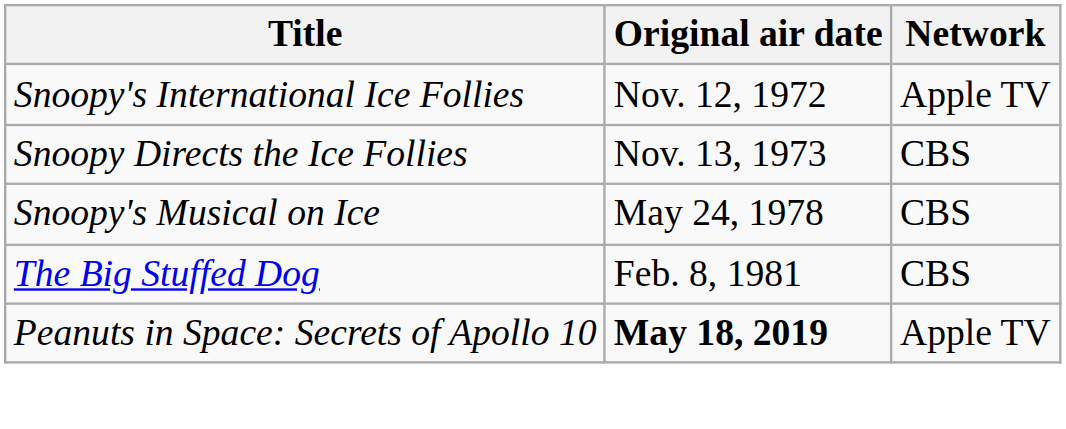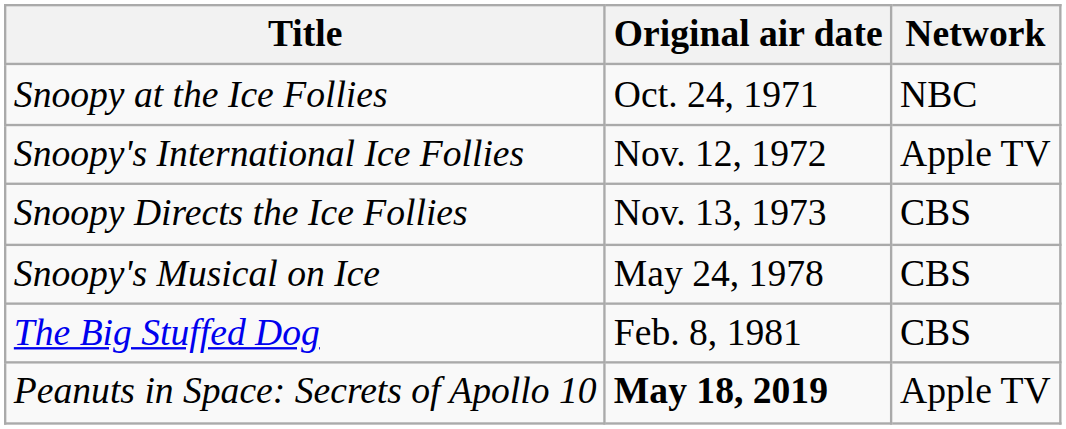+ row: (201, 93)
